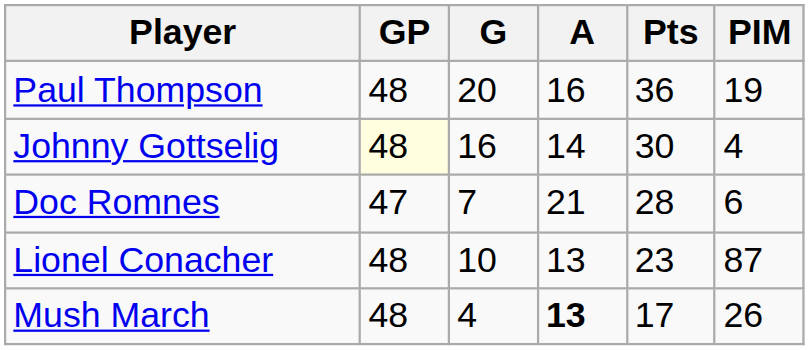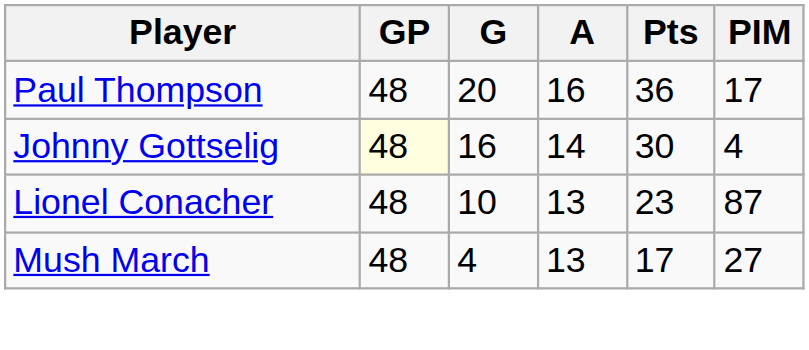(743, 89) 19 -> (743, 89) 17
- row: (116, 202)
(566, 315) bold -> (566, 259) normal
(743, 315) 26 -> (743, 259) 27
